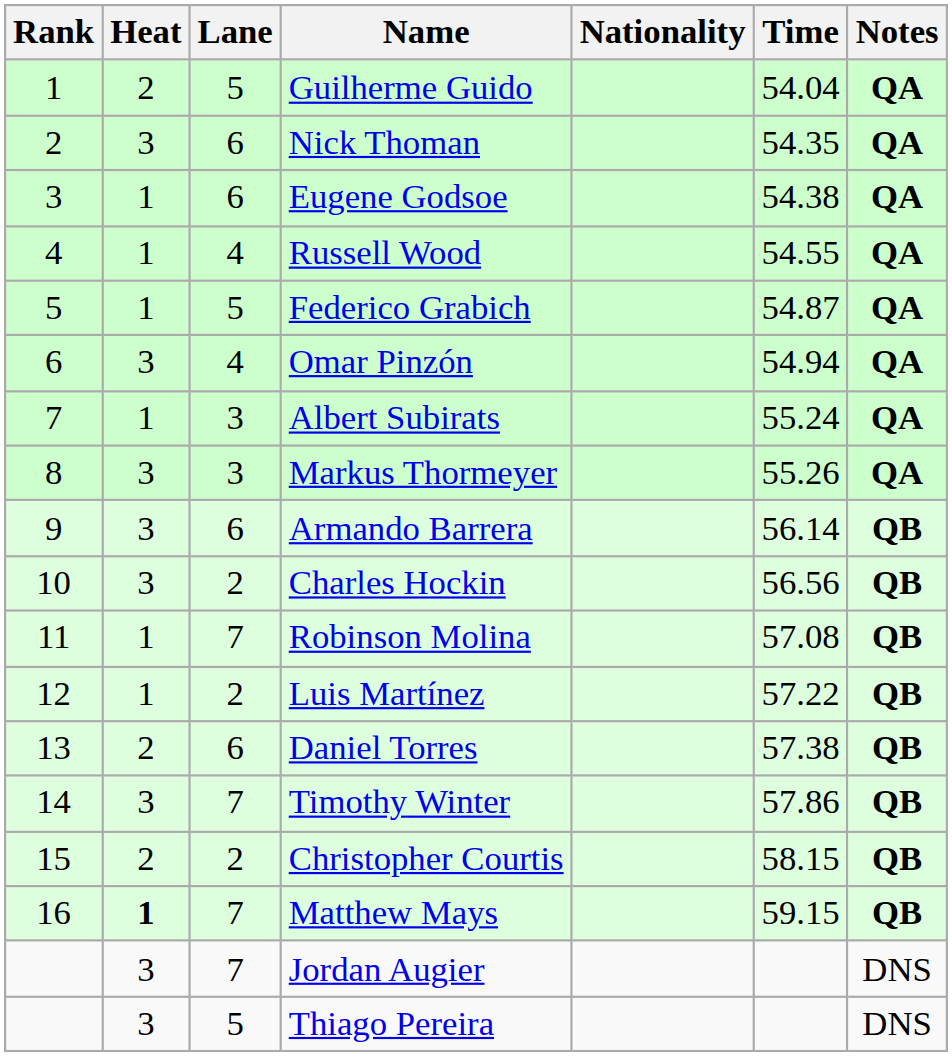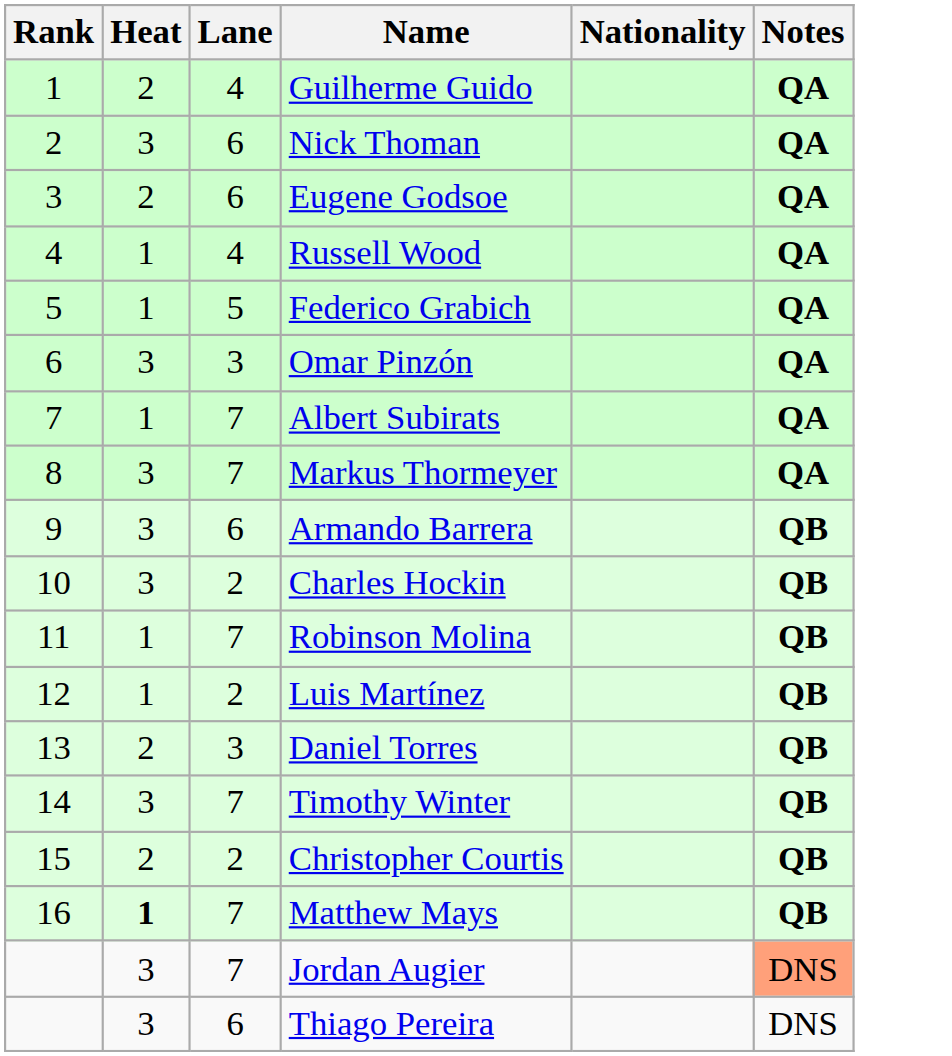- column: (801, 32)
(235, 87) 5 -> (235, 87) 4
(146, 197) 1 -> (146, 197) 2
(235, 362) 4 -> (235, 362) 3
(235, 417) 3 -> (235, 417) 7
(235, 472) 3 -> (235, 472) 7
(235, 747) 6 -> (235, 747) 3
(897, 968) no background -> (803, 968) lightsalmon background
(235, 1023) 5 -> (235, 1023) 6
